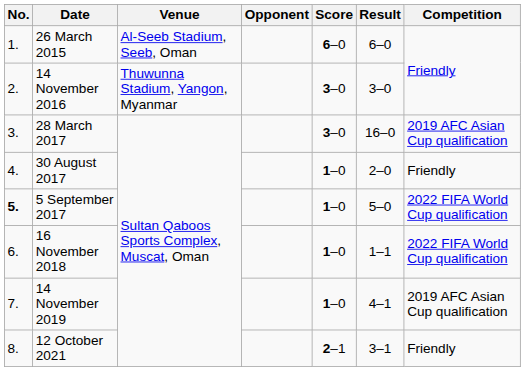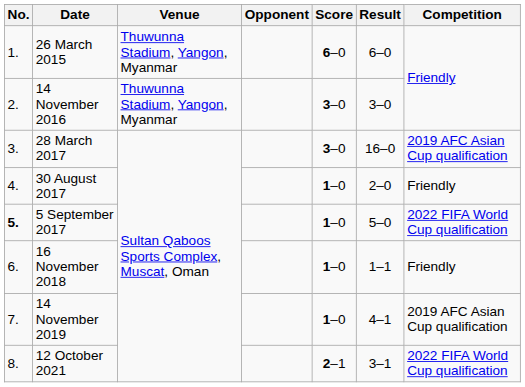(173, 44) Al-Seeb Stadium, Seeb, Oman -> (174, 52) Thuwunna Stadium, Yangon, Myanmar
(458, 251) 2022 FIFA World Cup qualification -> (431, 267) Friendly
(431, 348) Friendly -> (458, 363) 2022 FIFA World Cup qualification
